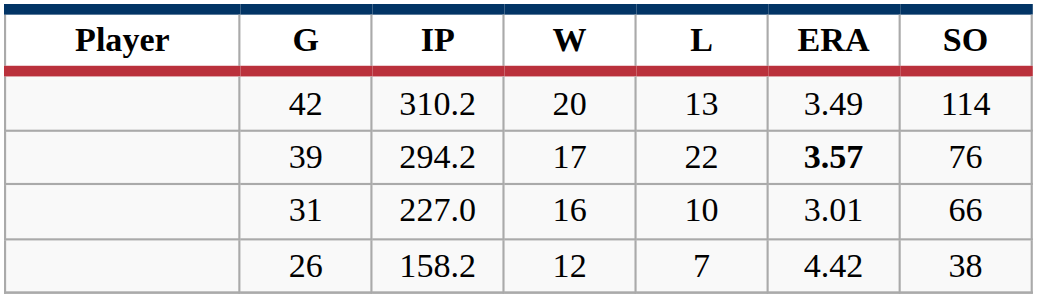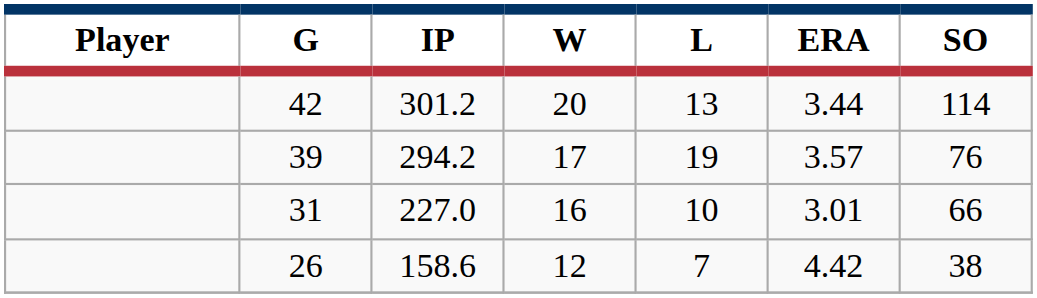(438, 102) 310.2 -> (438, 102) 301.2
(834, 102) 3.49 -> (834, 102) 3.44
(702, 156) 22 -> (702, 156) 19
(834, 156) bold -> (834, 156) normal
(438, 264) 158.2 -> (438, 264) 158.6
